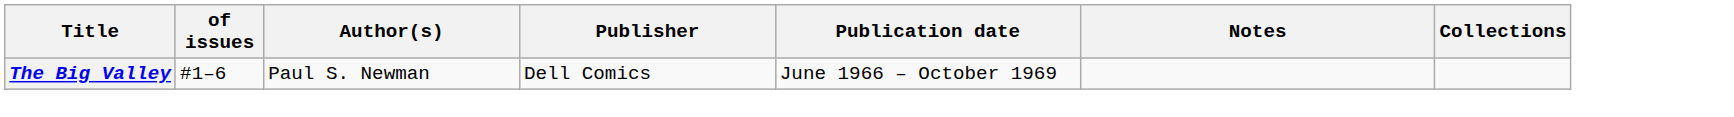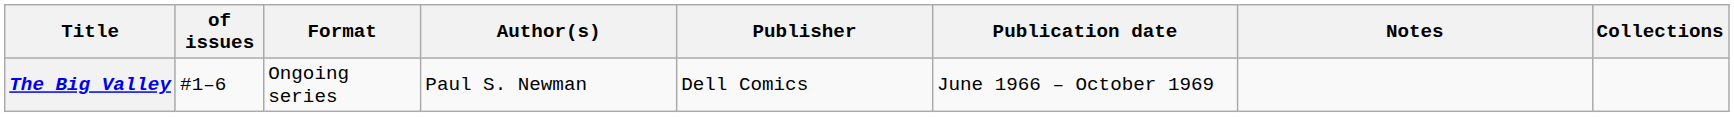+ column: (342, 32)
